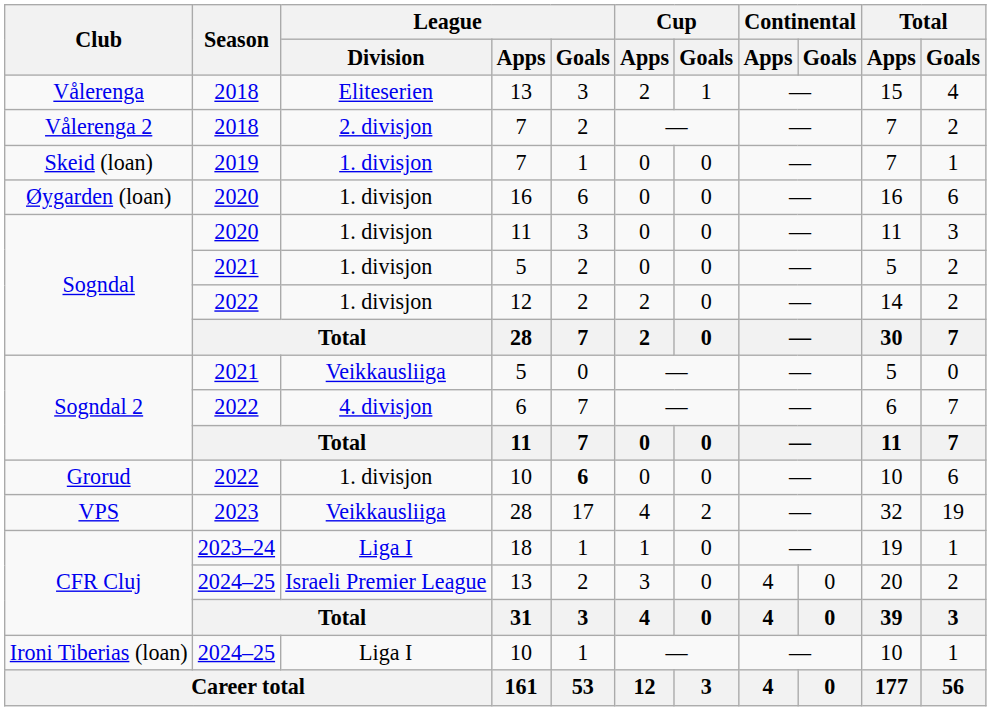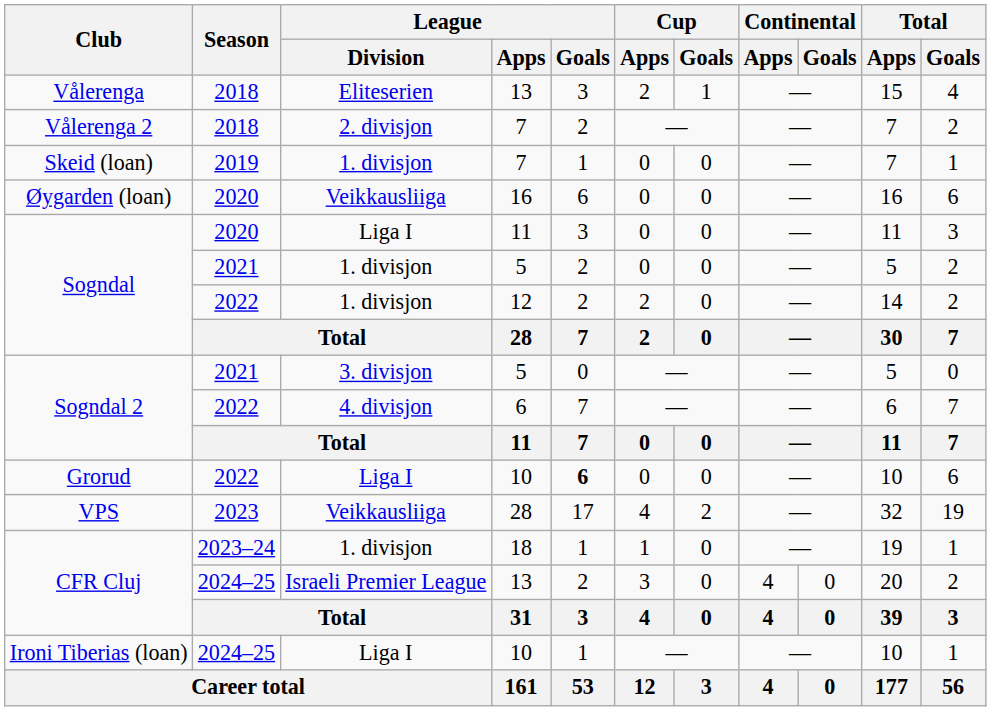(386, 197) 1. divisjon -> (386, 197) Veikkausliiga
(386, 232) 1. divisjon -> (386, 232) Liga I
(386, 372) Veikkausliiga -> (386, 372) 3. divisjon
(386, 477) 1. divisjon -> (386, 477) Liga I
(386, 547) Liga I -> (386, 547) 1. divisjon
